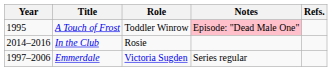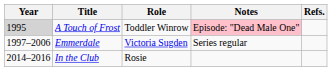(16, 27) no background -> (16, 27) lightgrey background
rows swapped: (77, 58) <-> (77, 43)
